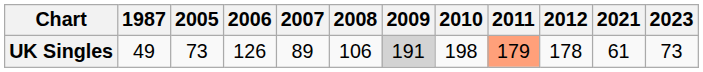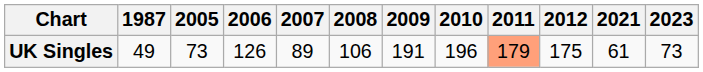(408, 51) lightgrey background -> (408, 51) no background
(461, 51) 198 -> (461, 51) 196
(566, 51) 178 -> (566, 51) 175
